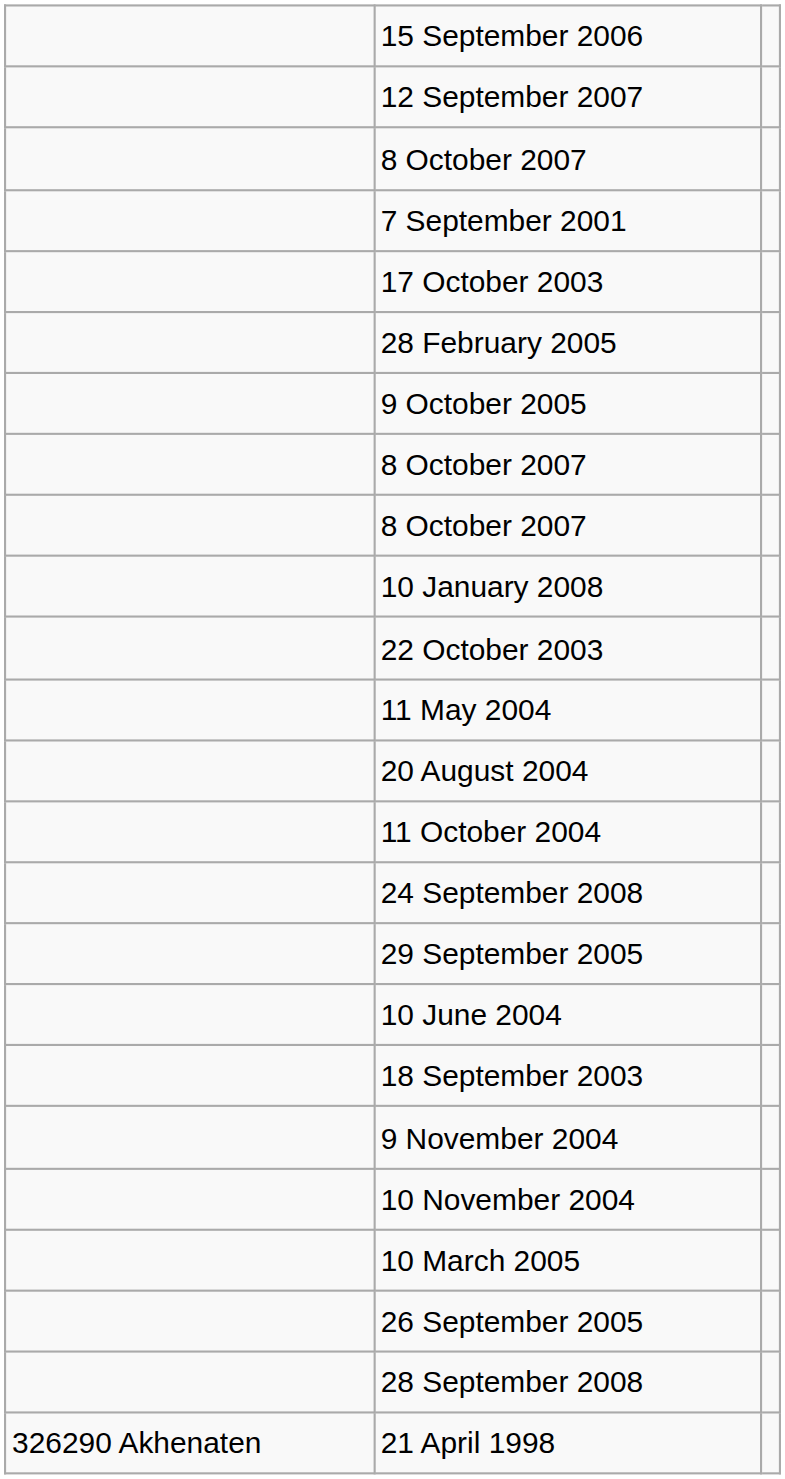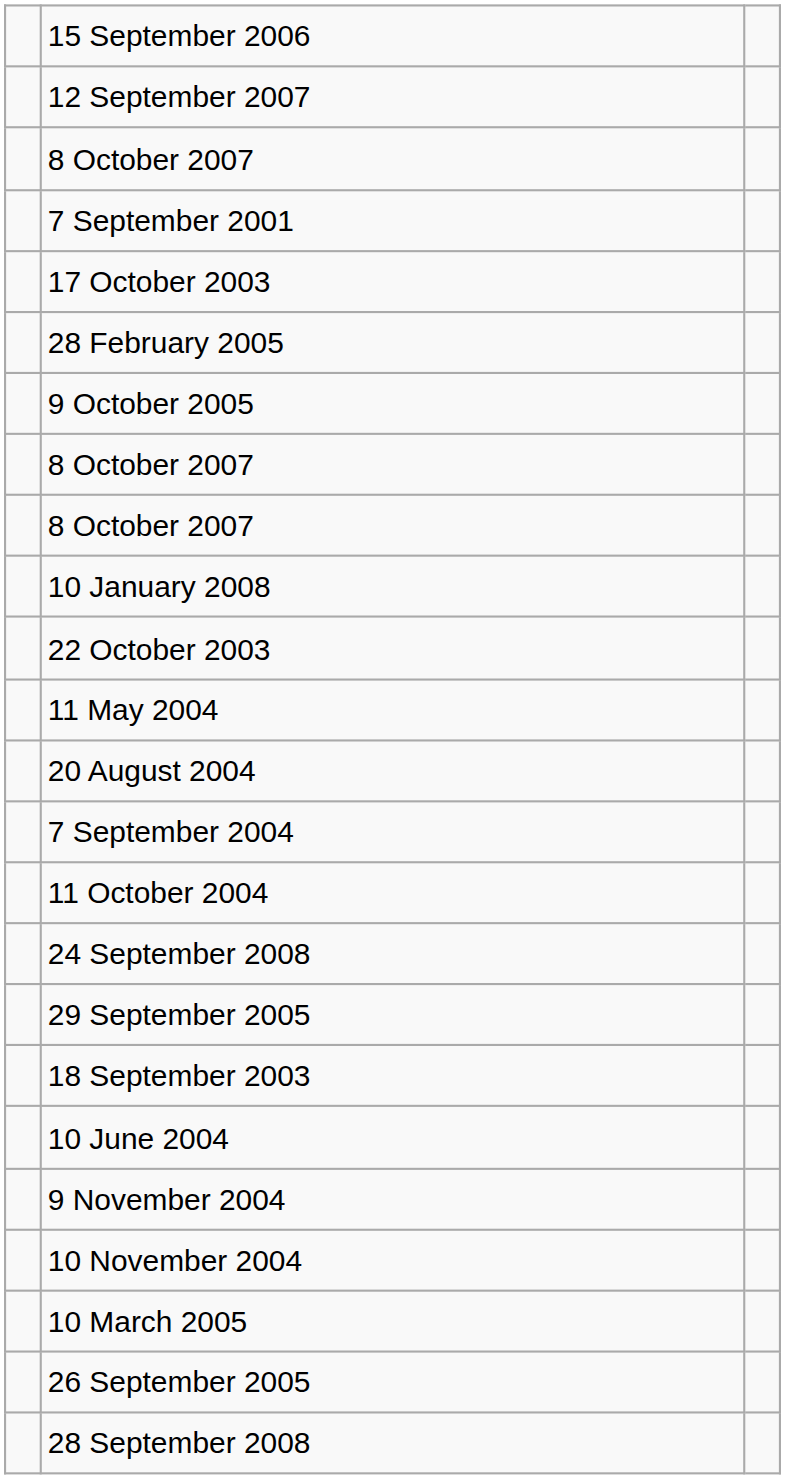+ row: (23, 832)
rows swapped: (189, 1076) <-> (189, 1015)
- row: (137, 1443)
